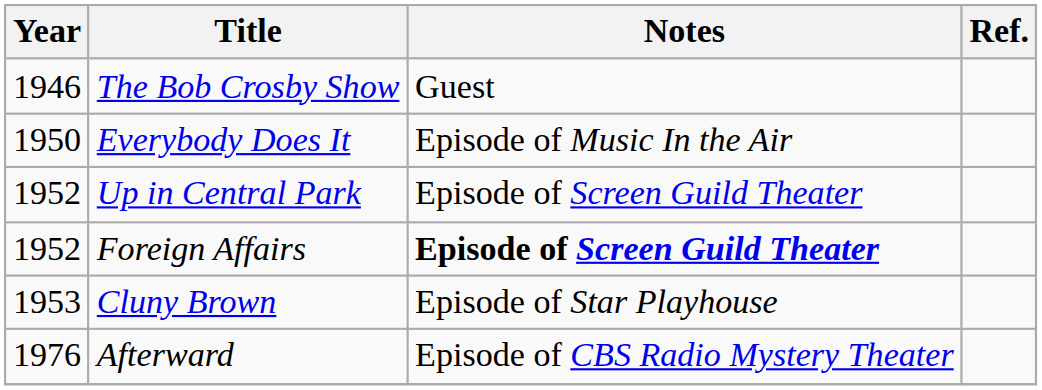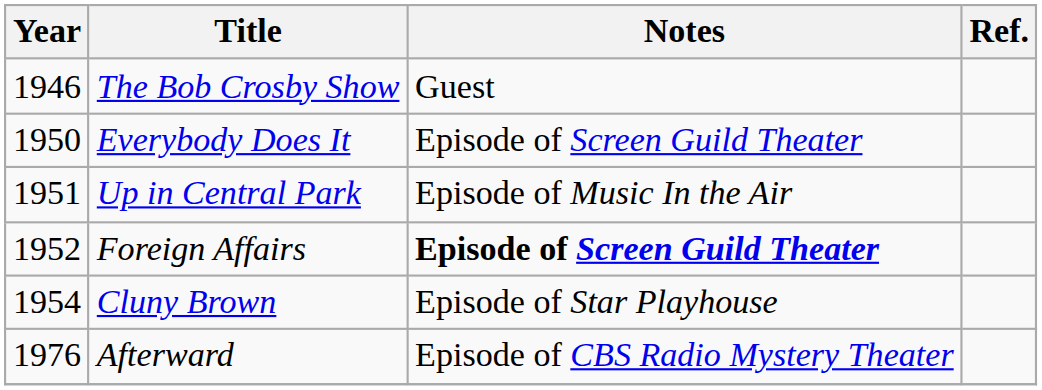(604, 139) Episode of Music In the Air -> (639, 139) Episode of Screen Guild Theater
(47, 193) 1952 -> (47, 193) 1951
(639, 193) Episode of Screen Guild Theater -> (604, 193) Episode of Music In the Air
(47, 301) 1953 -> (47, 301) 1954
